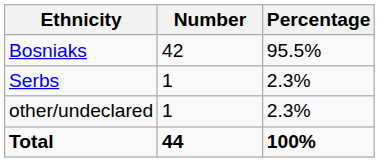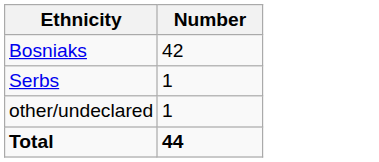- column: (319, 19)
